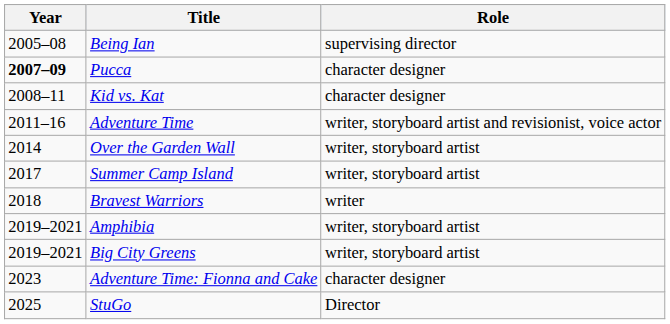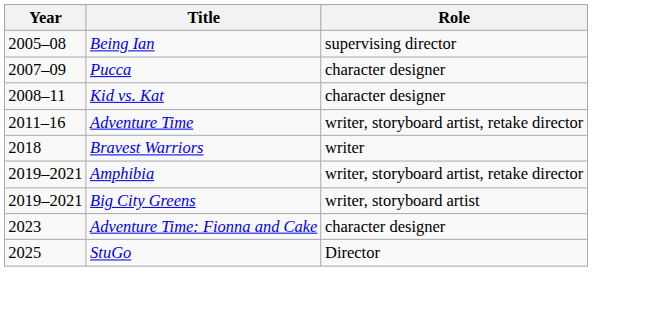(37, 69) bold -> (37, 69) normal
(493, 122) writer, storyboard artist and revisionist, voice actor -> (454, 122) writer, storyboard artist, retake director
- row: (162, 148)
- row: (161, 174)
(402, 226) writer, storyboard artist -> (454, 174) writer, storyboard artist, retake director
